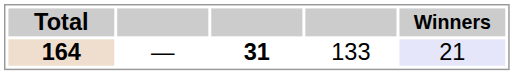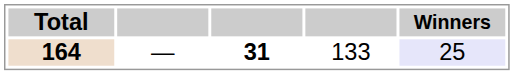(452, 52) 21 -> (452, 52) 25
